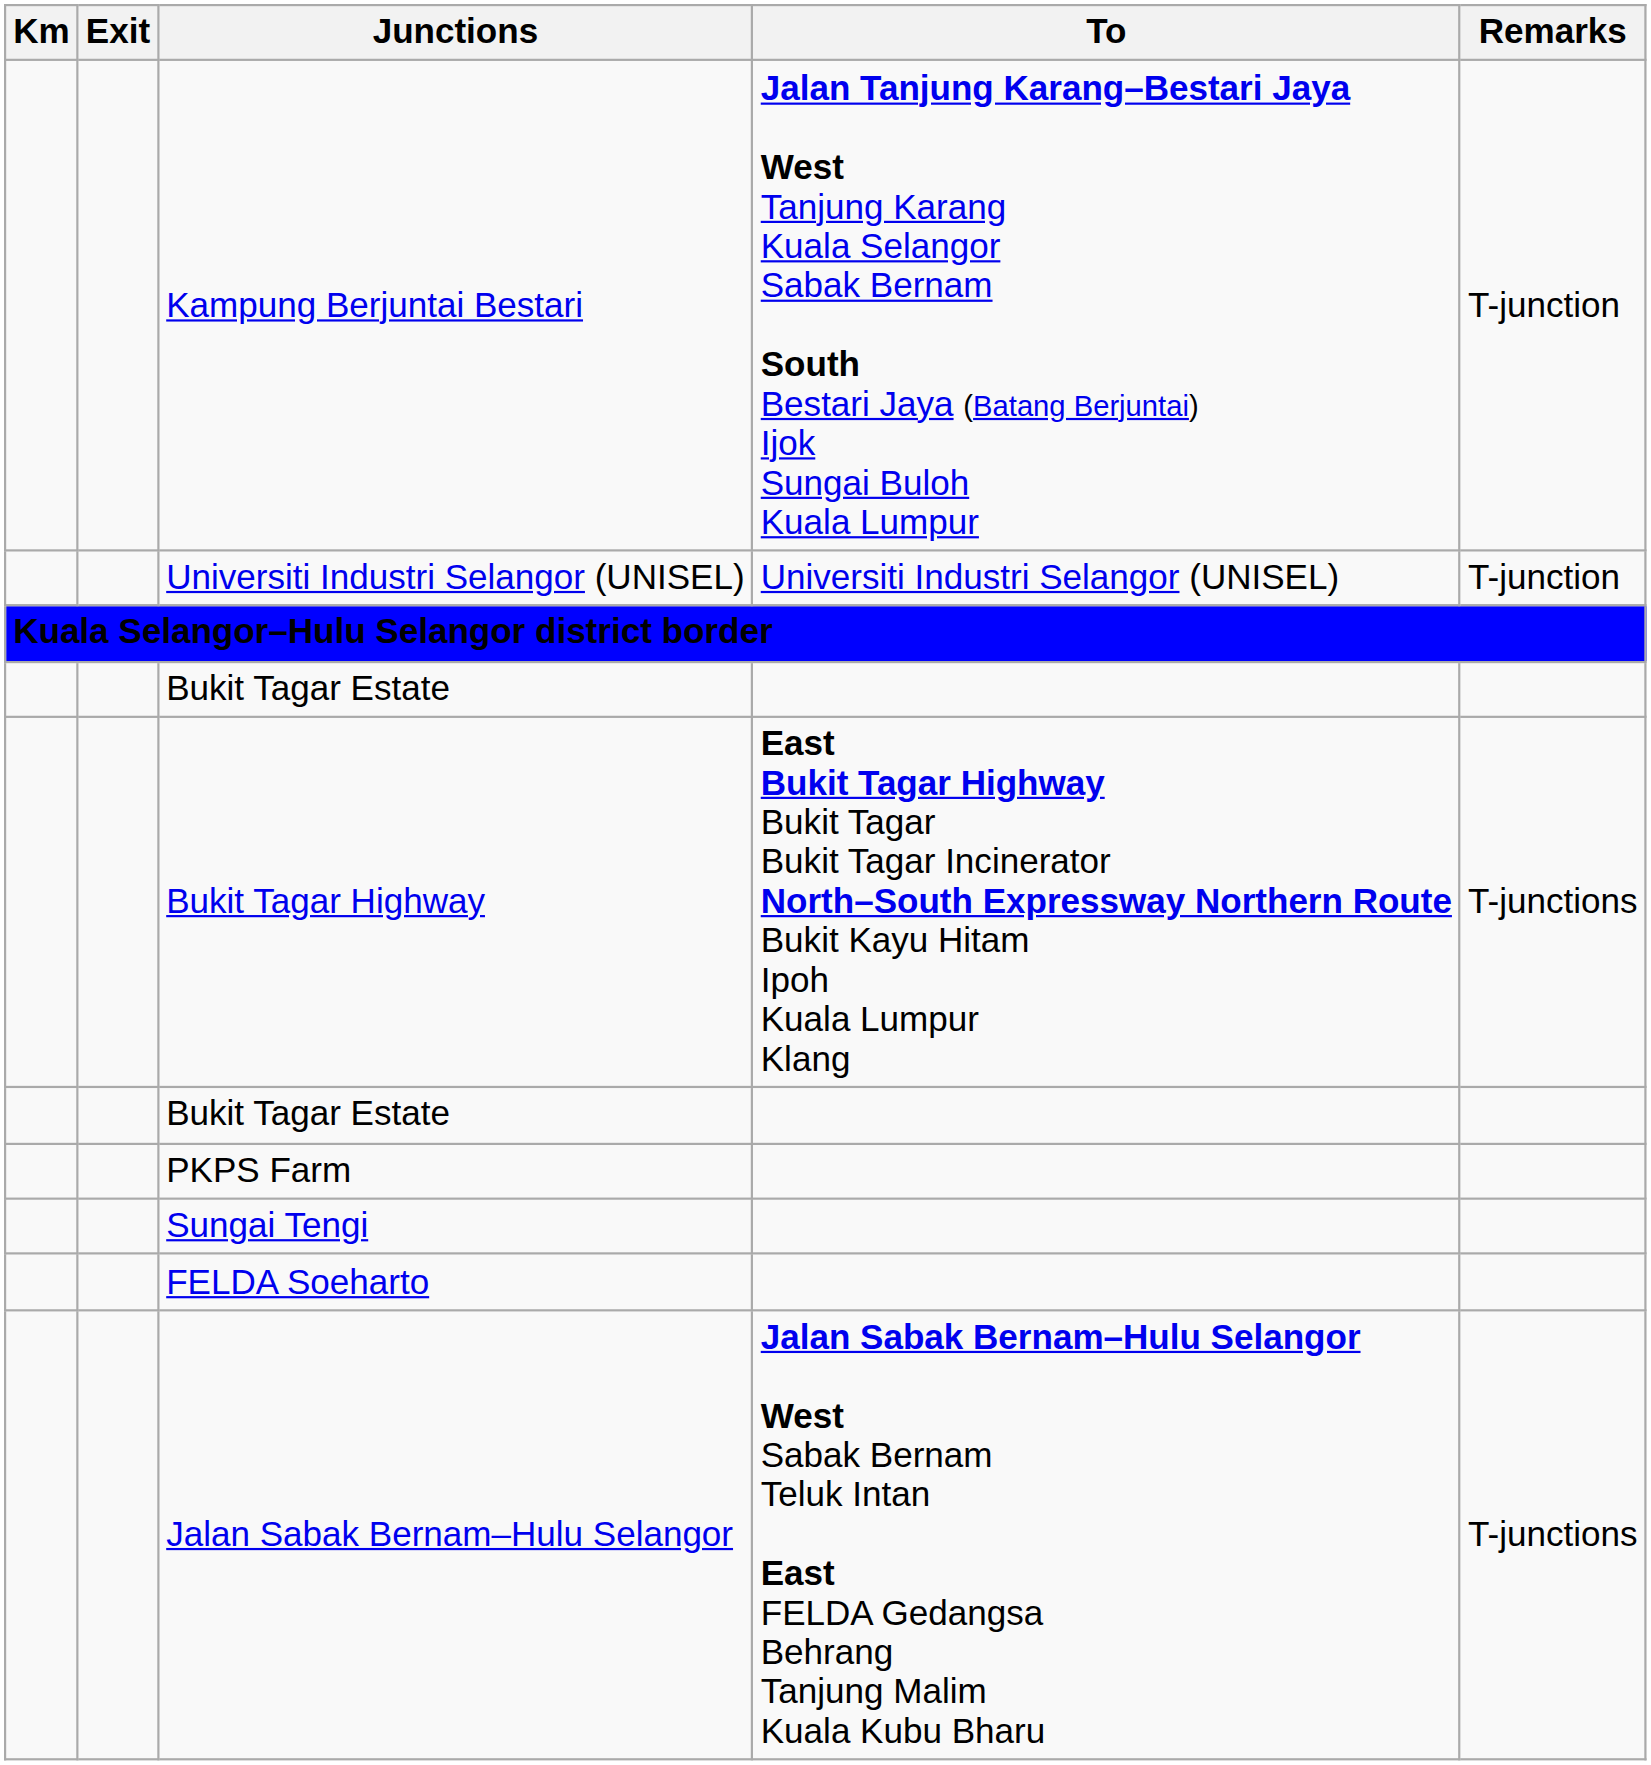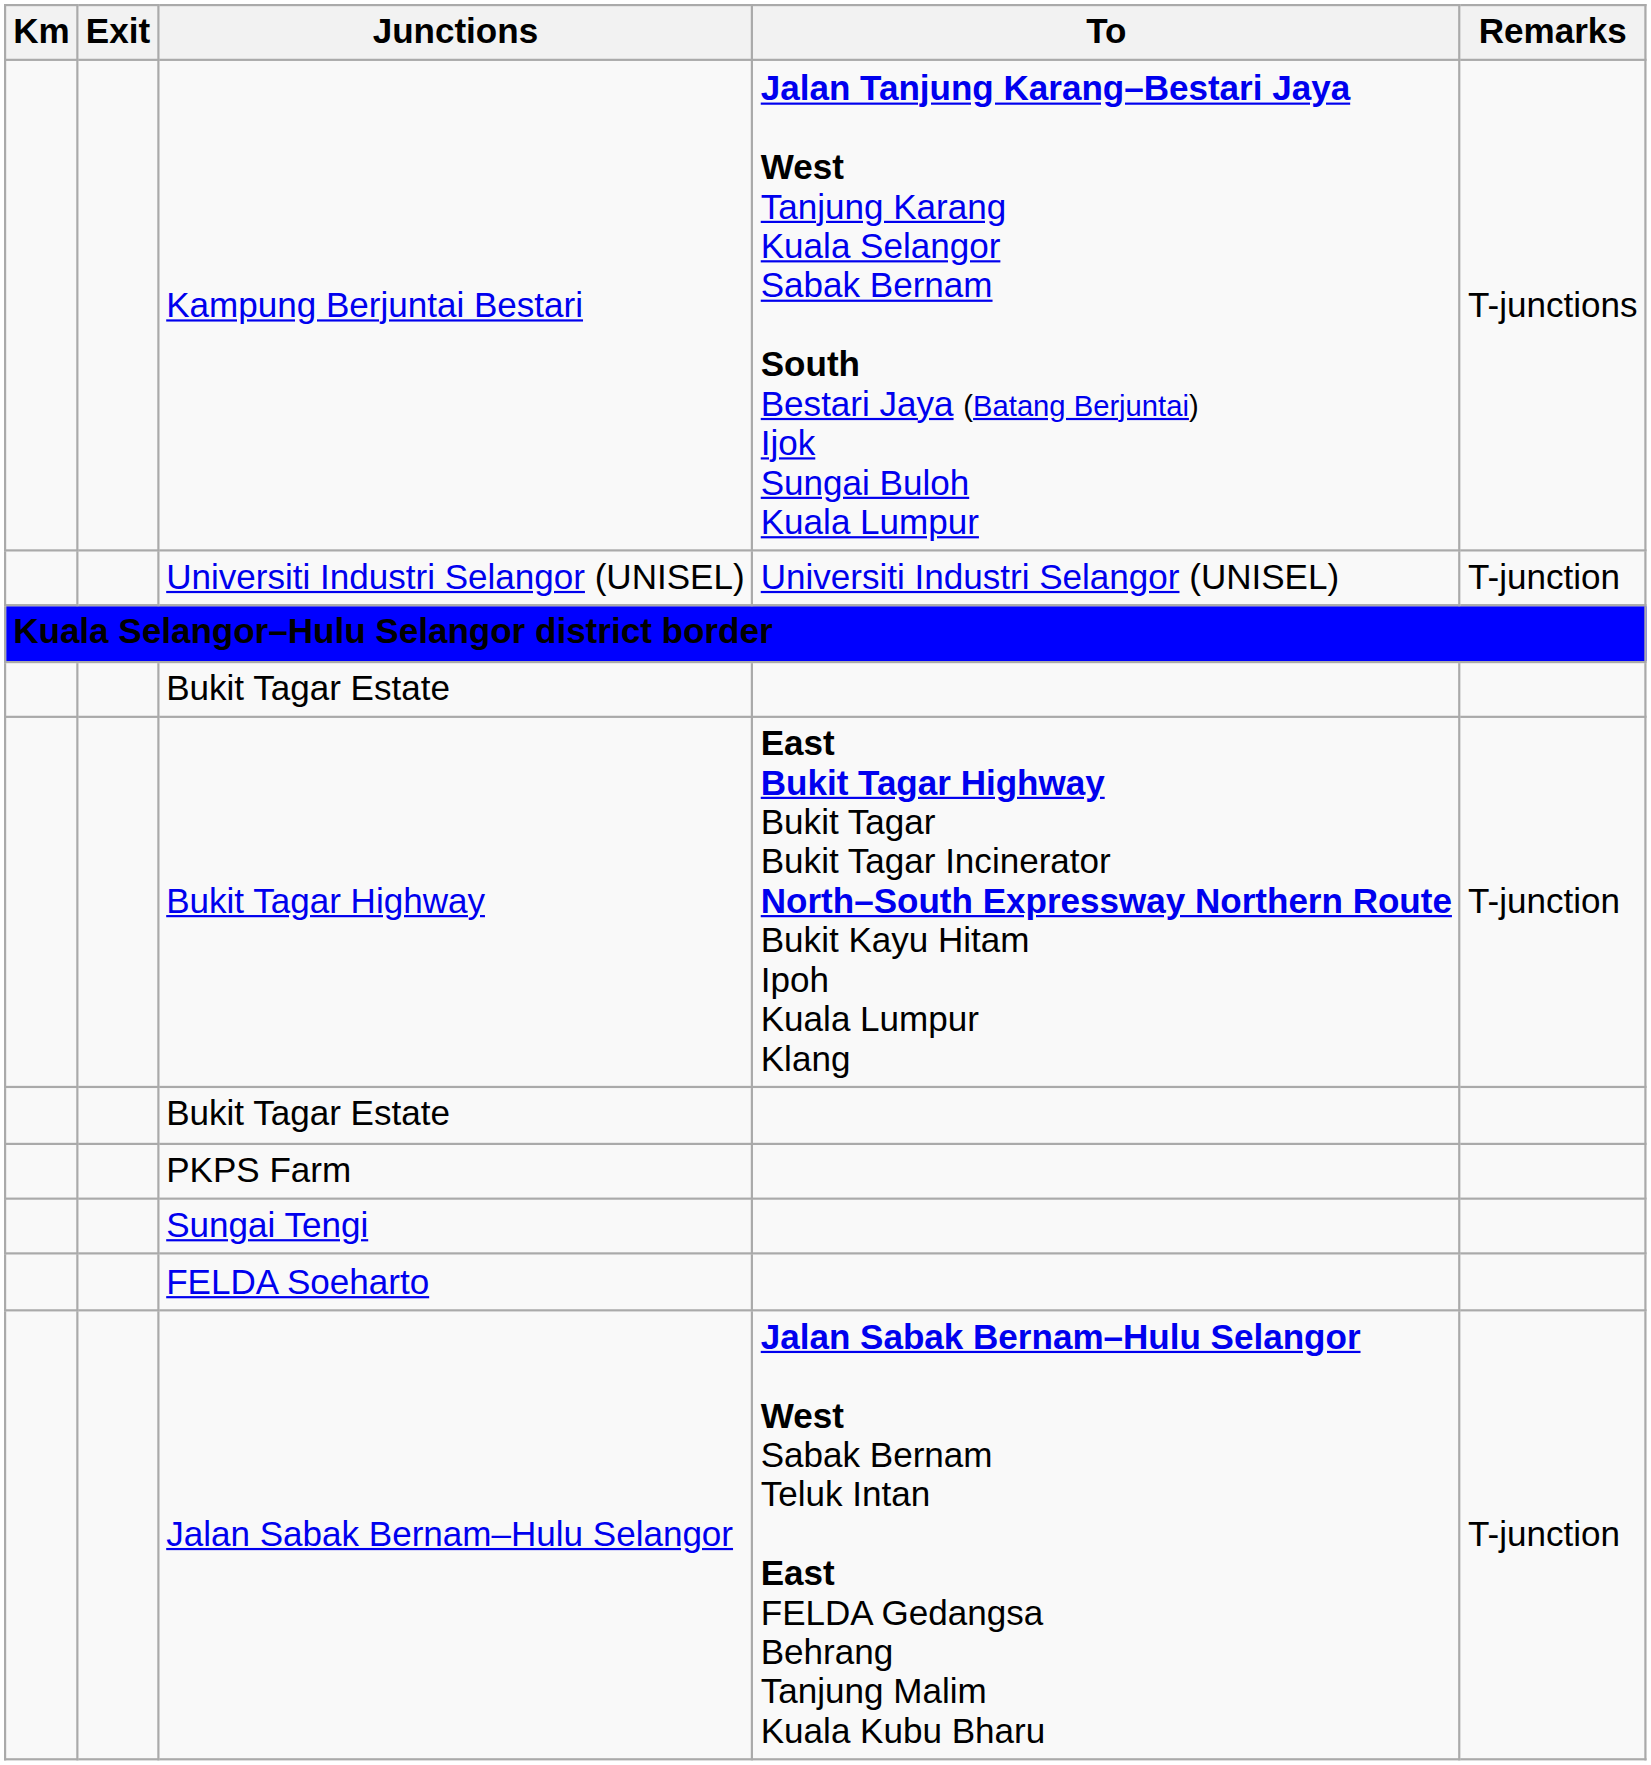(1544, 304) T-junction -> (1553, 304) T-junctions
(1553, 901) T-junctions -> (1544, 901) T-junction
(1553, 1534) T-junctions -> (1544, 1534) T-junction
